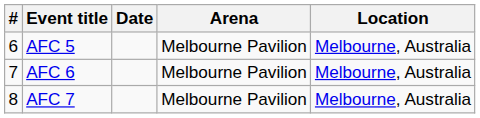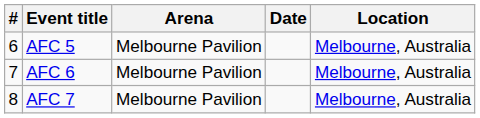columns swapped: (135, 19) <-> (234, 19)
